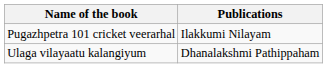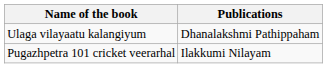rows swapped: (77, 53) <-> (91, 33)
